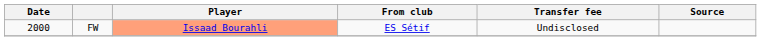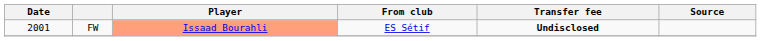(39, 28) 2000 -> (39, 28) 2001
(568, 28) normal -> (568, 28) bold
